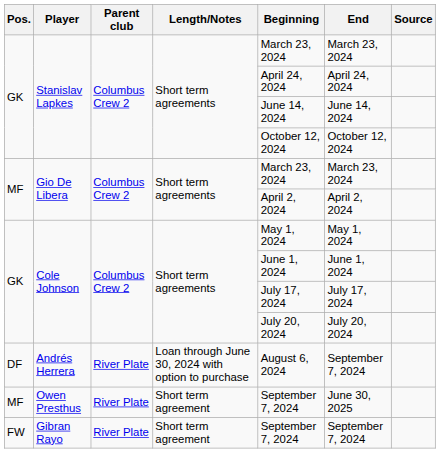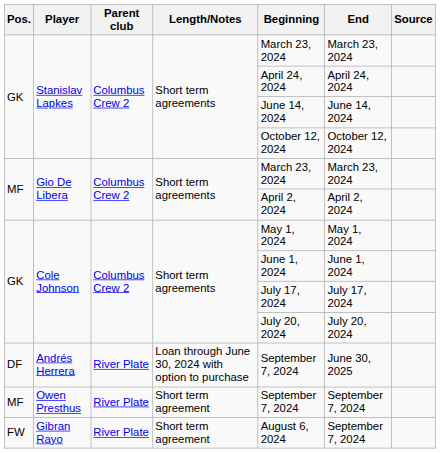(285, 365) August 6, 2024 -> (288, 365) September 7, 2024
(355, 365) September 7, 2024 -> (349, 365) June 30, 2025
(349, 402) June 30, 2025 -> (355, 402) September 7, 2024
(288, 433) September 7, 2024 -> (285, 433) August 6, 2024
